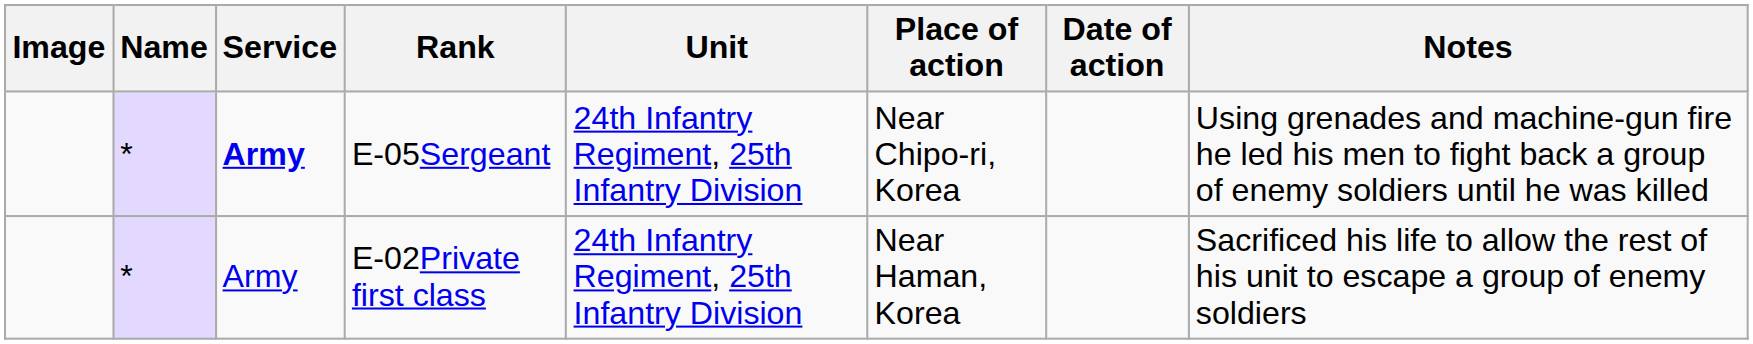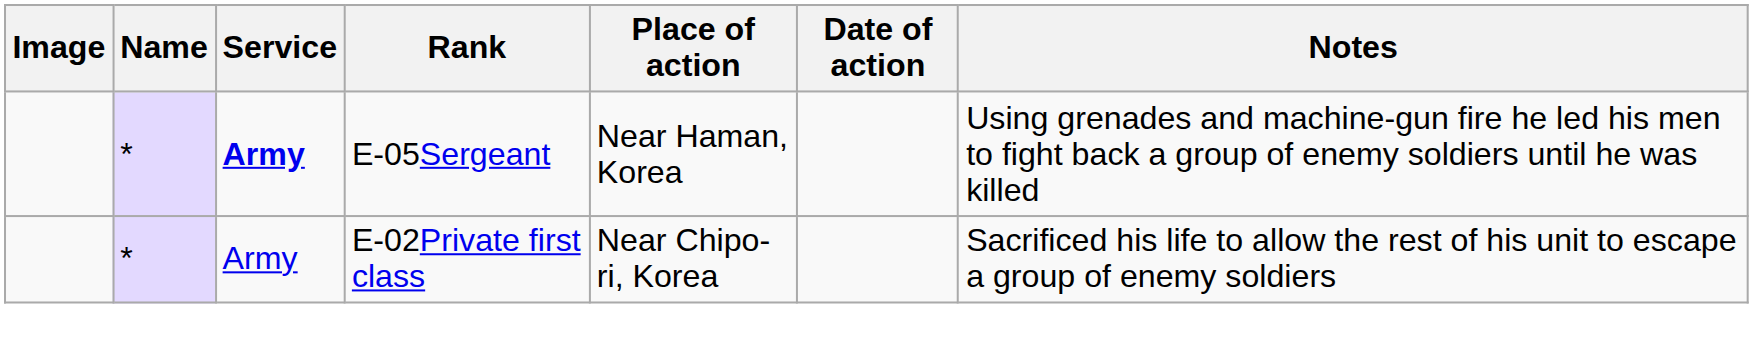- column: (717, 48)
(935, 153) Near Chipo-ri, Korea -> (692, 153) Near Haman, Korea
(931, 276) Near Haman, Korea -> (683, 258) Near Chipo-ri, Korea
